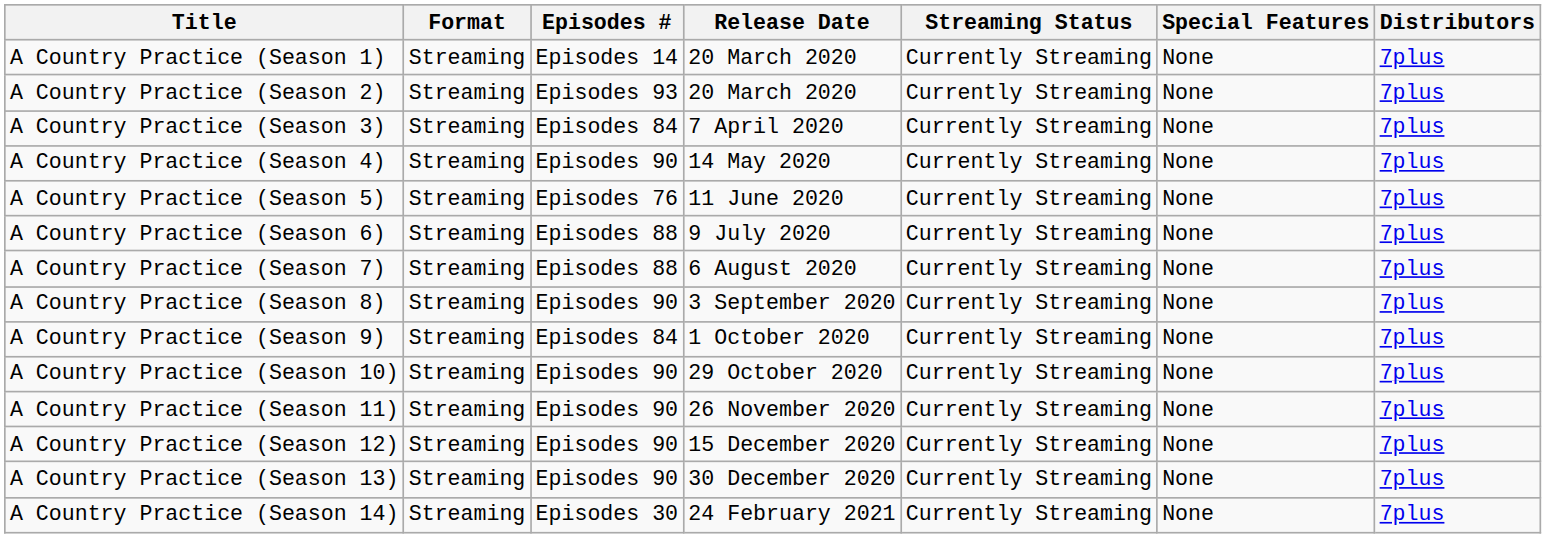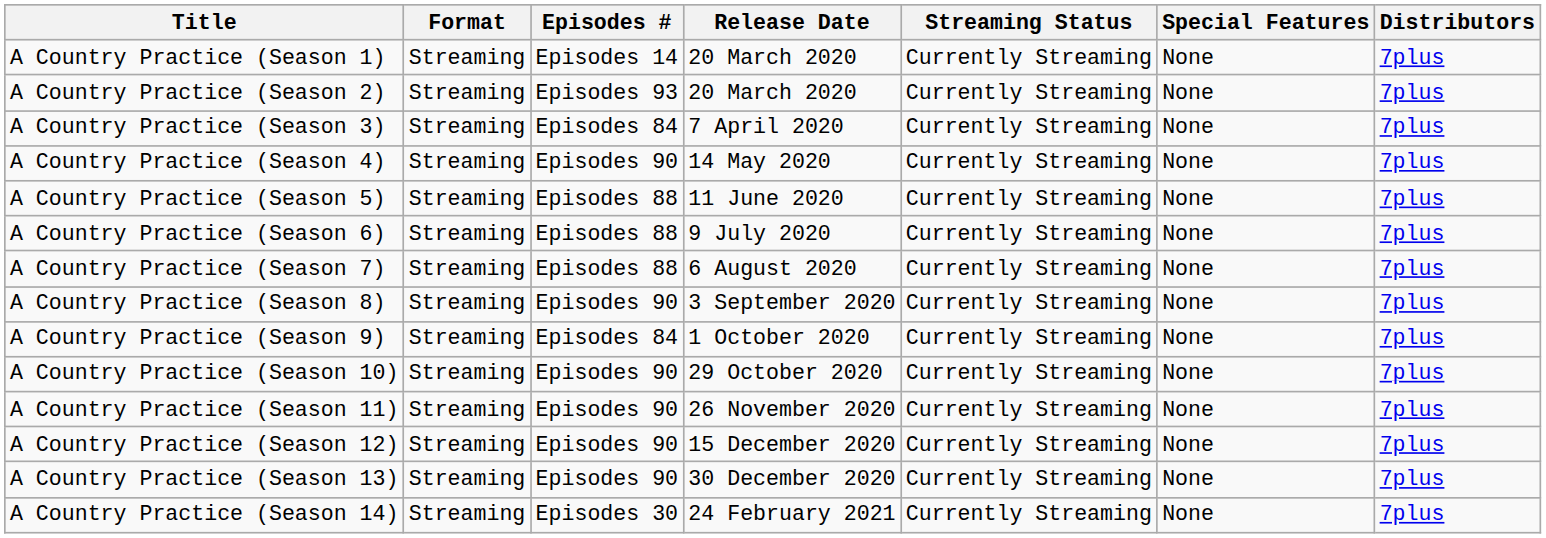(607, 198) Episodes 76 -> (607, 198) Episodes 88
